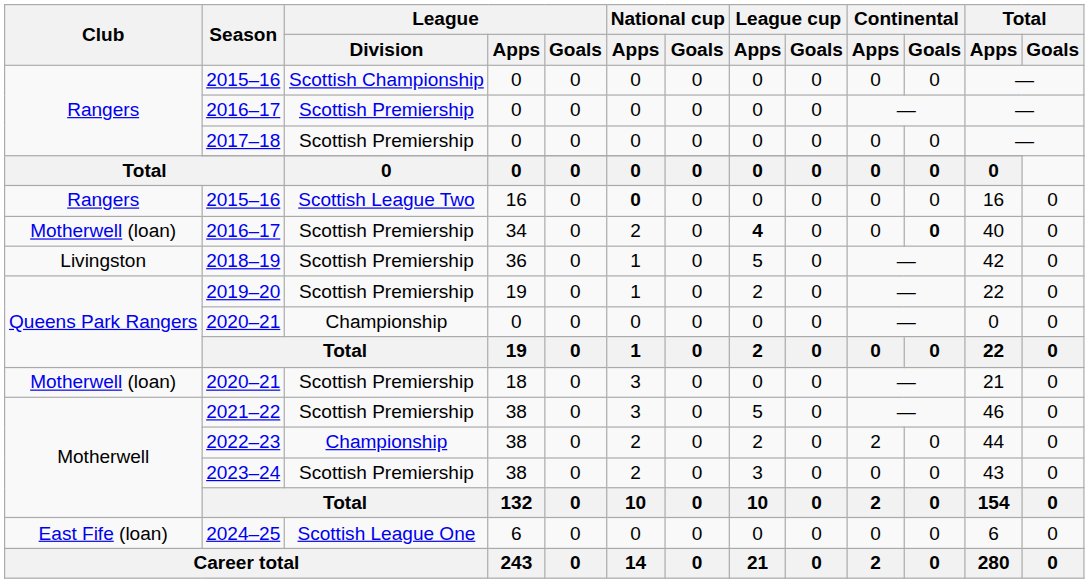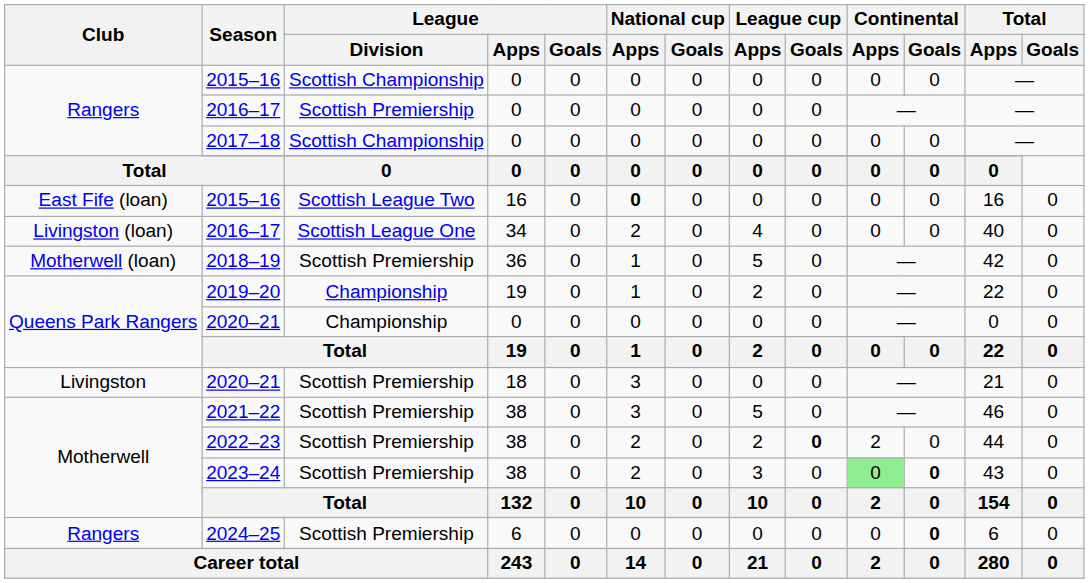(386, 140) Scottish Premiership -> (386, 140) Scottish Championship
(103, 200) Rangers -> (103, 200) East Fife (loan)
(103, 230) Motherwell (loan) -> (103, 230) Livingston (loan)
(386, 230) Scottish Premiership -> (386, 230) Scottish League One
(757, 230) bold -> (757, 230) normal
(935, 230) bold -> (935, 230) normal
(103, 261) Livingston -> (103, 261) Motherwell (loan)
(386, 291) Scottish Premiership -> (386, 291) Championship
(103, 381) Motherwell (loan) -> (103, 381) Livingston
(386, 442) Championship -> (386, 442) Scottish Premiership
(817, 442) normal -> (817, 442) bold
(876, 472) no background -> (876, 472) lightgreen background
(935, 472) normal -> (935, 472) bold
(103, 532) East Fife (loan) -> (103, 532) Rangers
(386, 532) Scottish League One -> (386, 532) Scottish Premiership
(935, 532) normal -> (935, 532) bold
